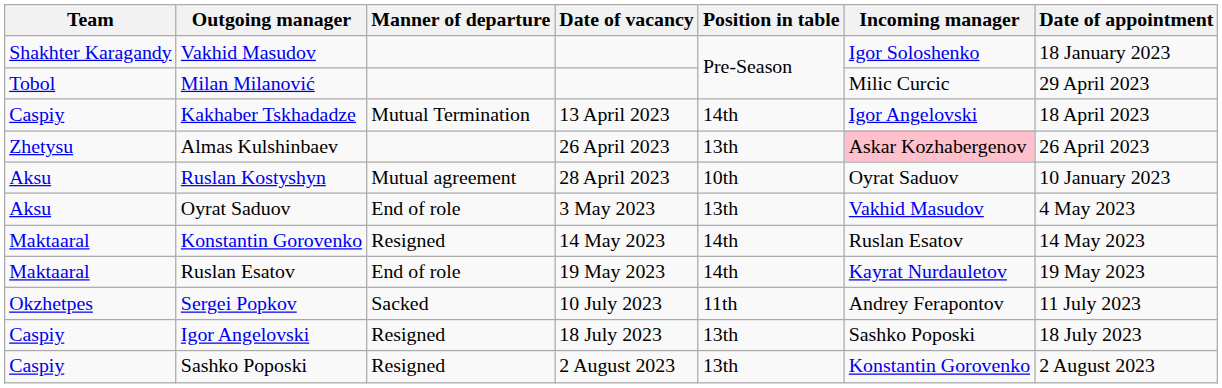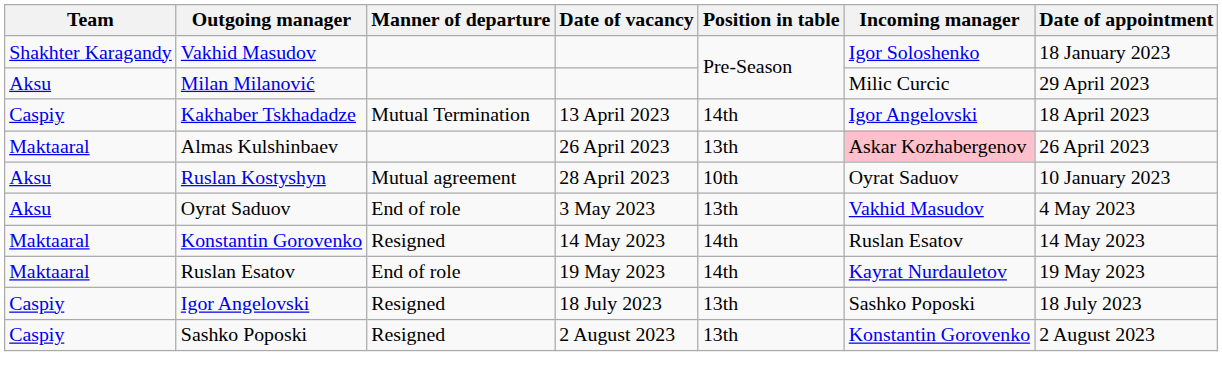(32, 83) Tobol -> (30, 83) Aksu
(41, 146) Zhetysu -> (49, 146) Maktaaral
- row: (239, 303)
